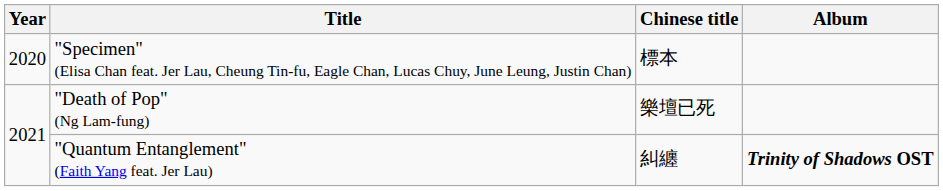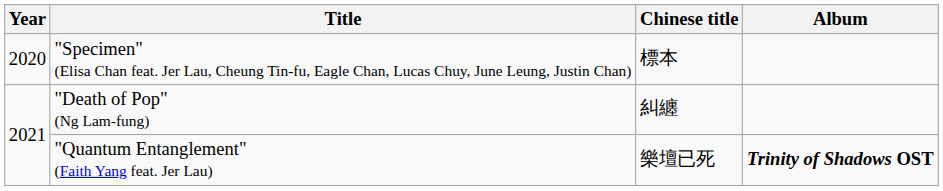(677, 108) 樂壇已死 -> (659, 108) 糾纏
(659, 159) 糾纏 -> (677, 159) 樂壇已死
